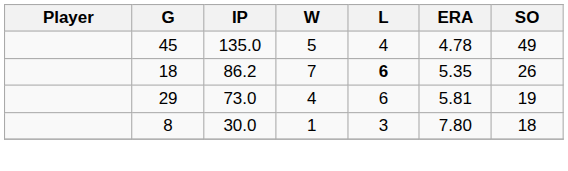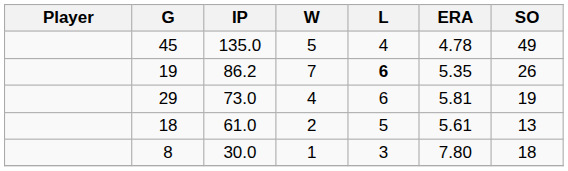(168, 71) 18 -> (168, 71) 19
+ row: (240, 125)
